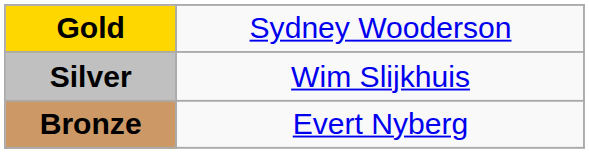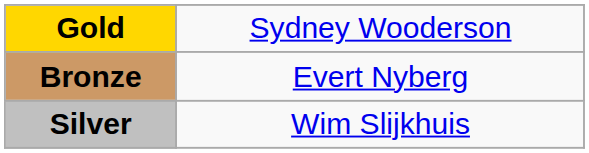rows swapped: (91, 76) <-> (91, 123)
